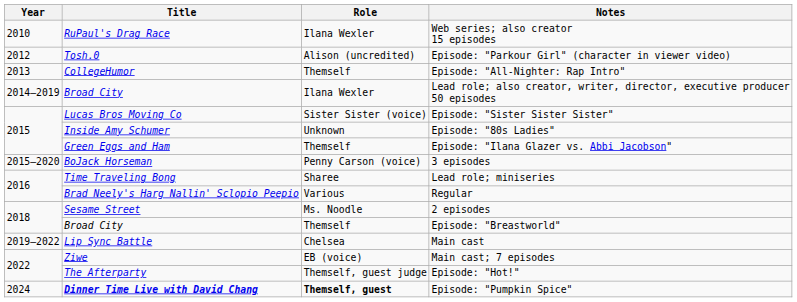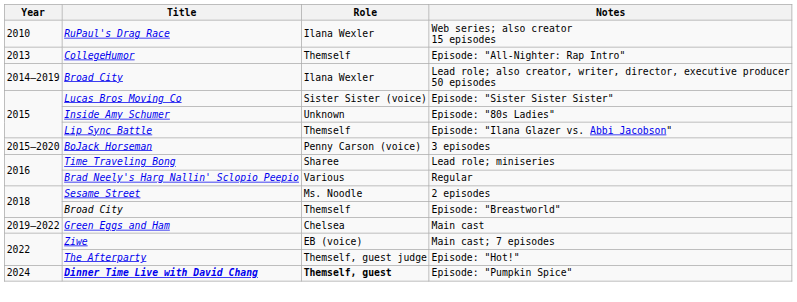- row: (581, 55)
(117, 146) Green Eggs and Ham -> (108, 130) Lip Sync Battle
(108, 241) Lip Sync Battle -> (117, 226) Green Eggs and Ham
